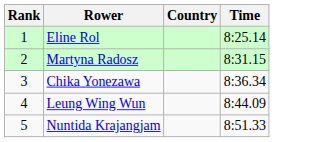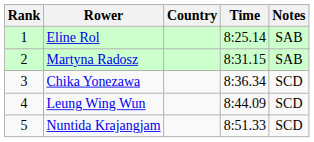+ column: (289, 15)
